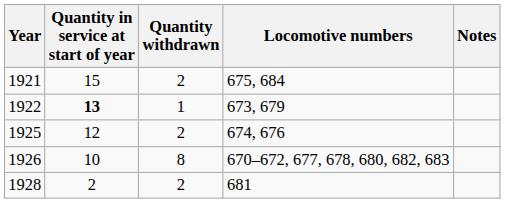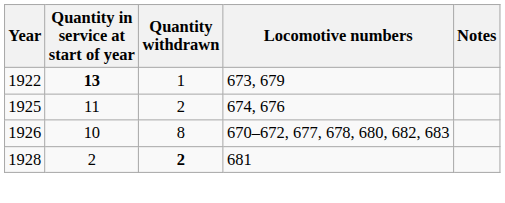- row: (25, 80)
(92, 133) 12 -> (92, 106) 11
(181, 185) normal -> (181, 159) bold
